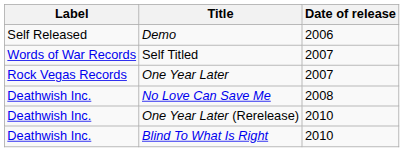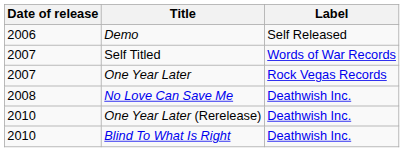columns swapped: (350, 14) <-> (72, 14)
